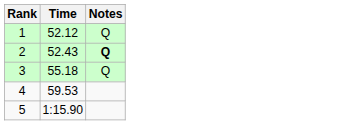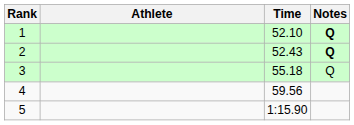+ column: (152, 14)
(63, 33) 52.12 -> (287, 33) 52.10
(106, 33) normal -> (330, 33) bold
(63, 91) 59.53 -> (287, 91) 59.56
